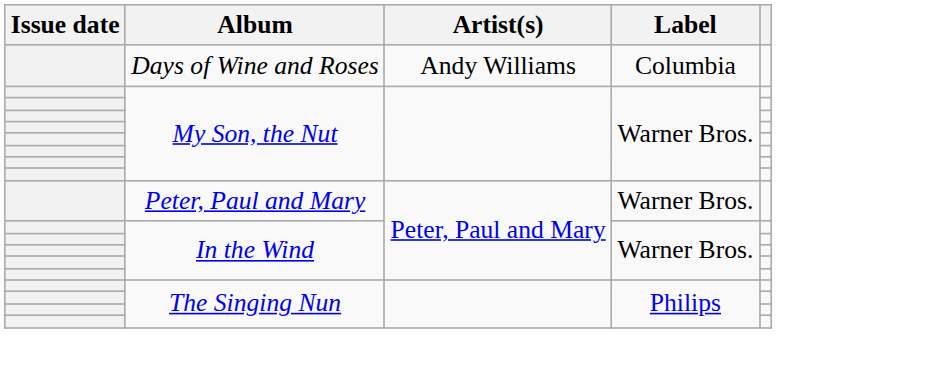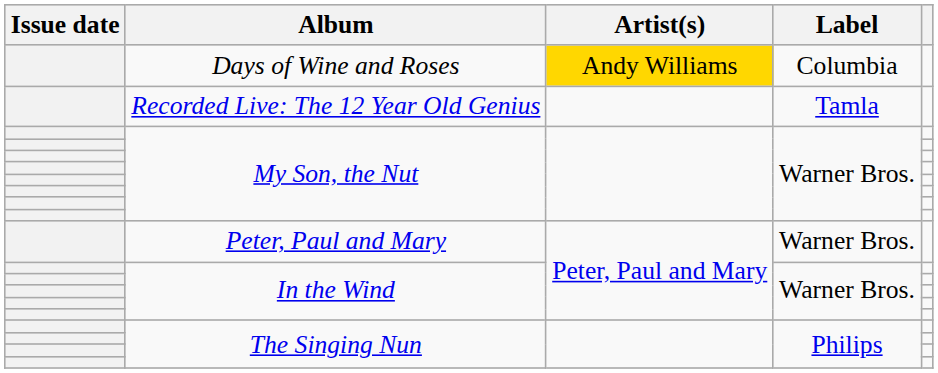(498, 65) no background -> (660, 65) gold background
+ row: (336, 106)
